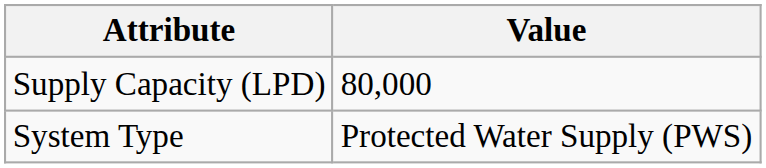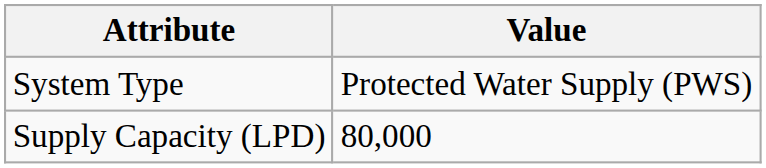rows swapped: (98, 135) <-> (169, 83)
